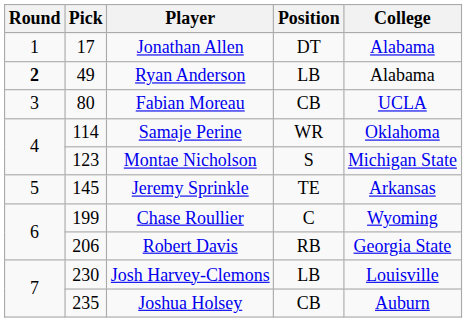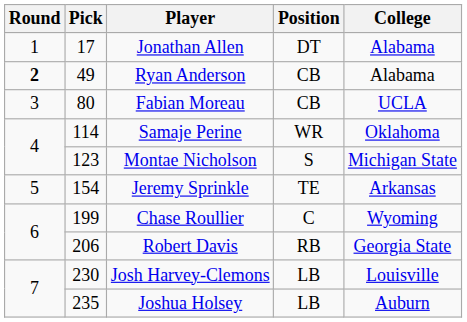(309, 75) LB -> (309, 75) CB
(86, 189) 145 -> (86, 189) 154
(309, 302) CB -> (309, 302) LB
